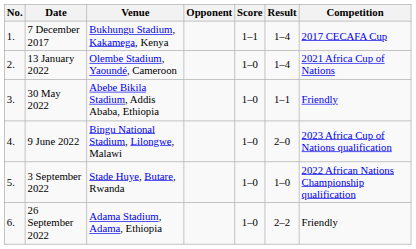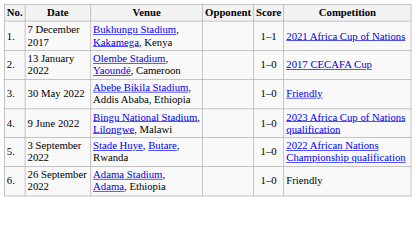- column: (282, 13)
(344, 36) 2017 CECAFA Cup -> (346, 36) 2021 Africa Cup of Nations
(343, 65) 2021 Africa Cup of Nations -> (329, 65) 2017 CECAFA Cup
